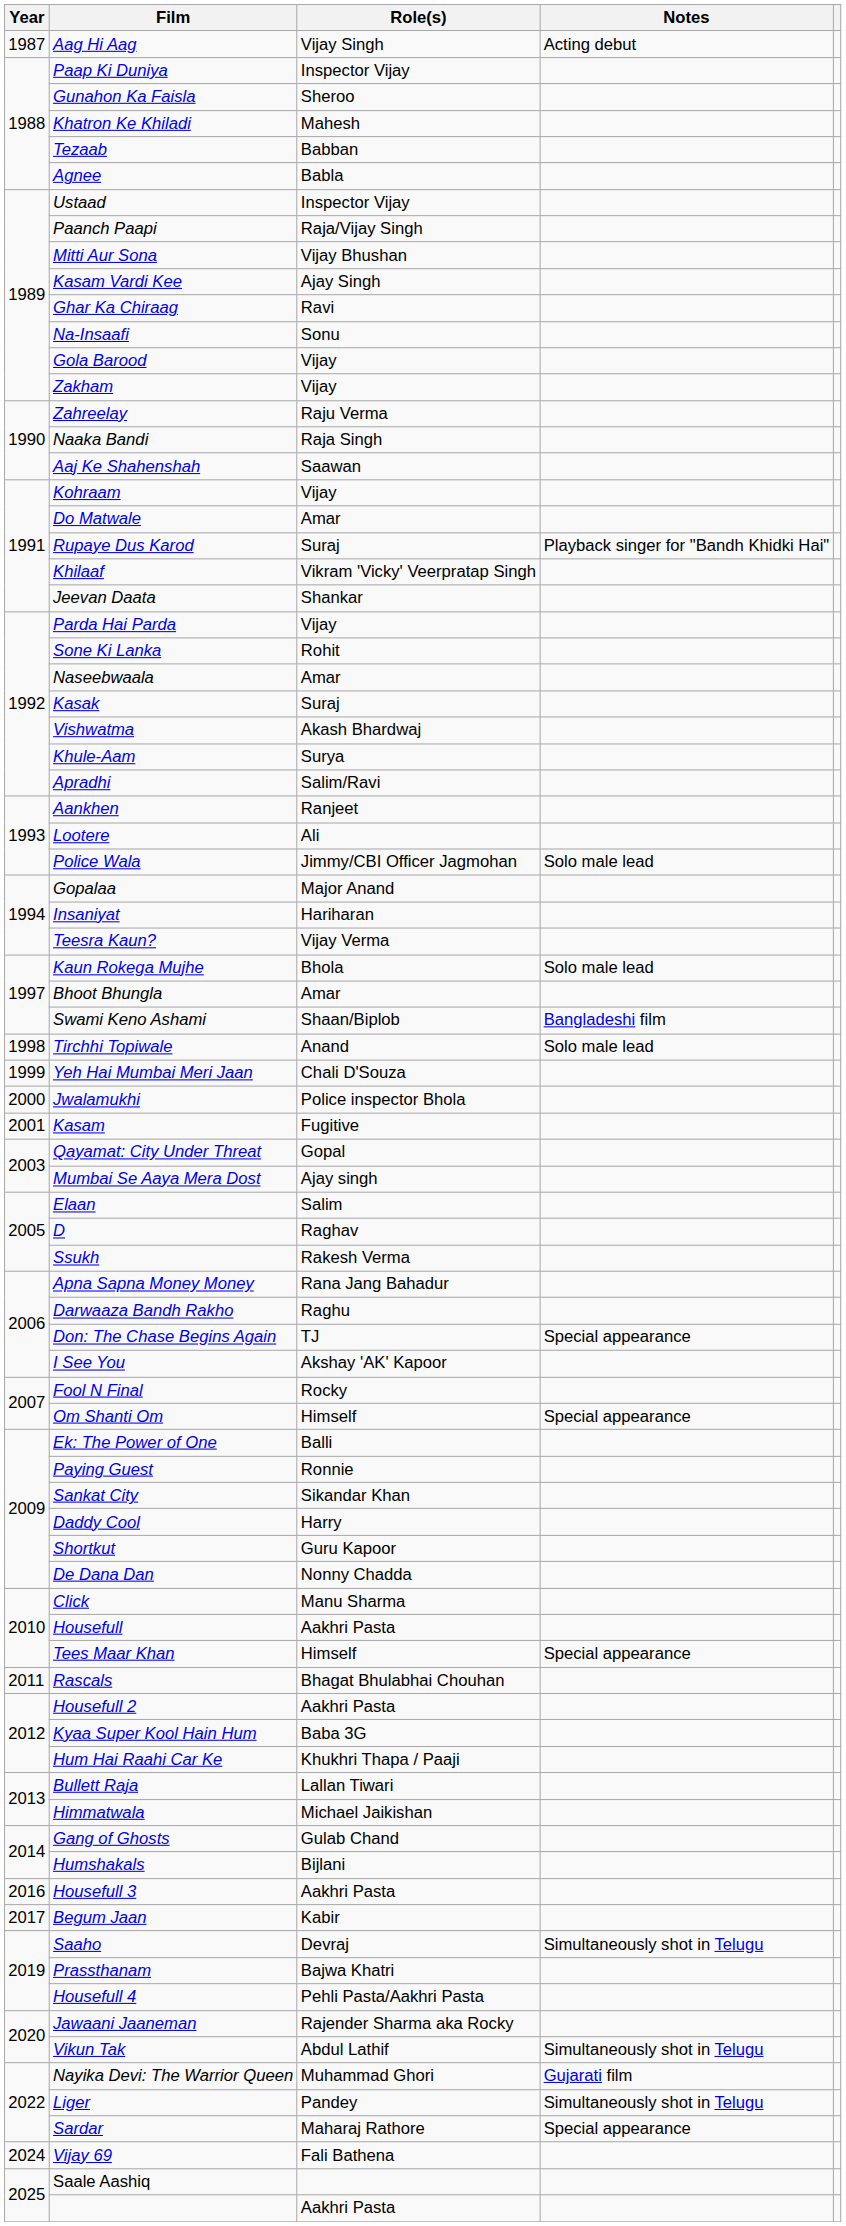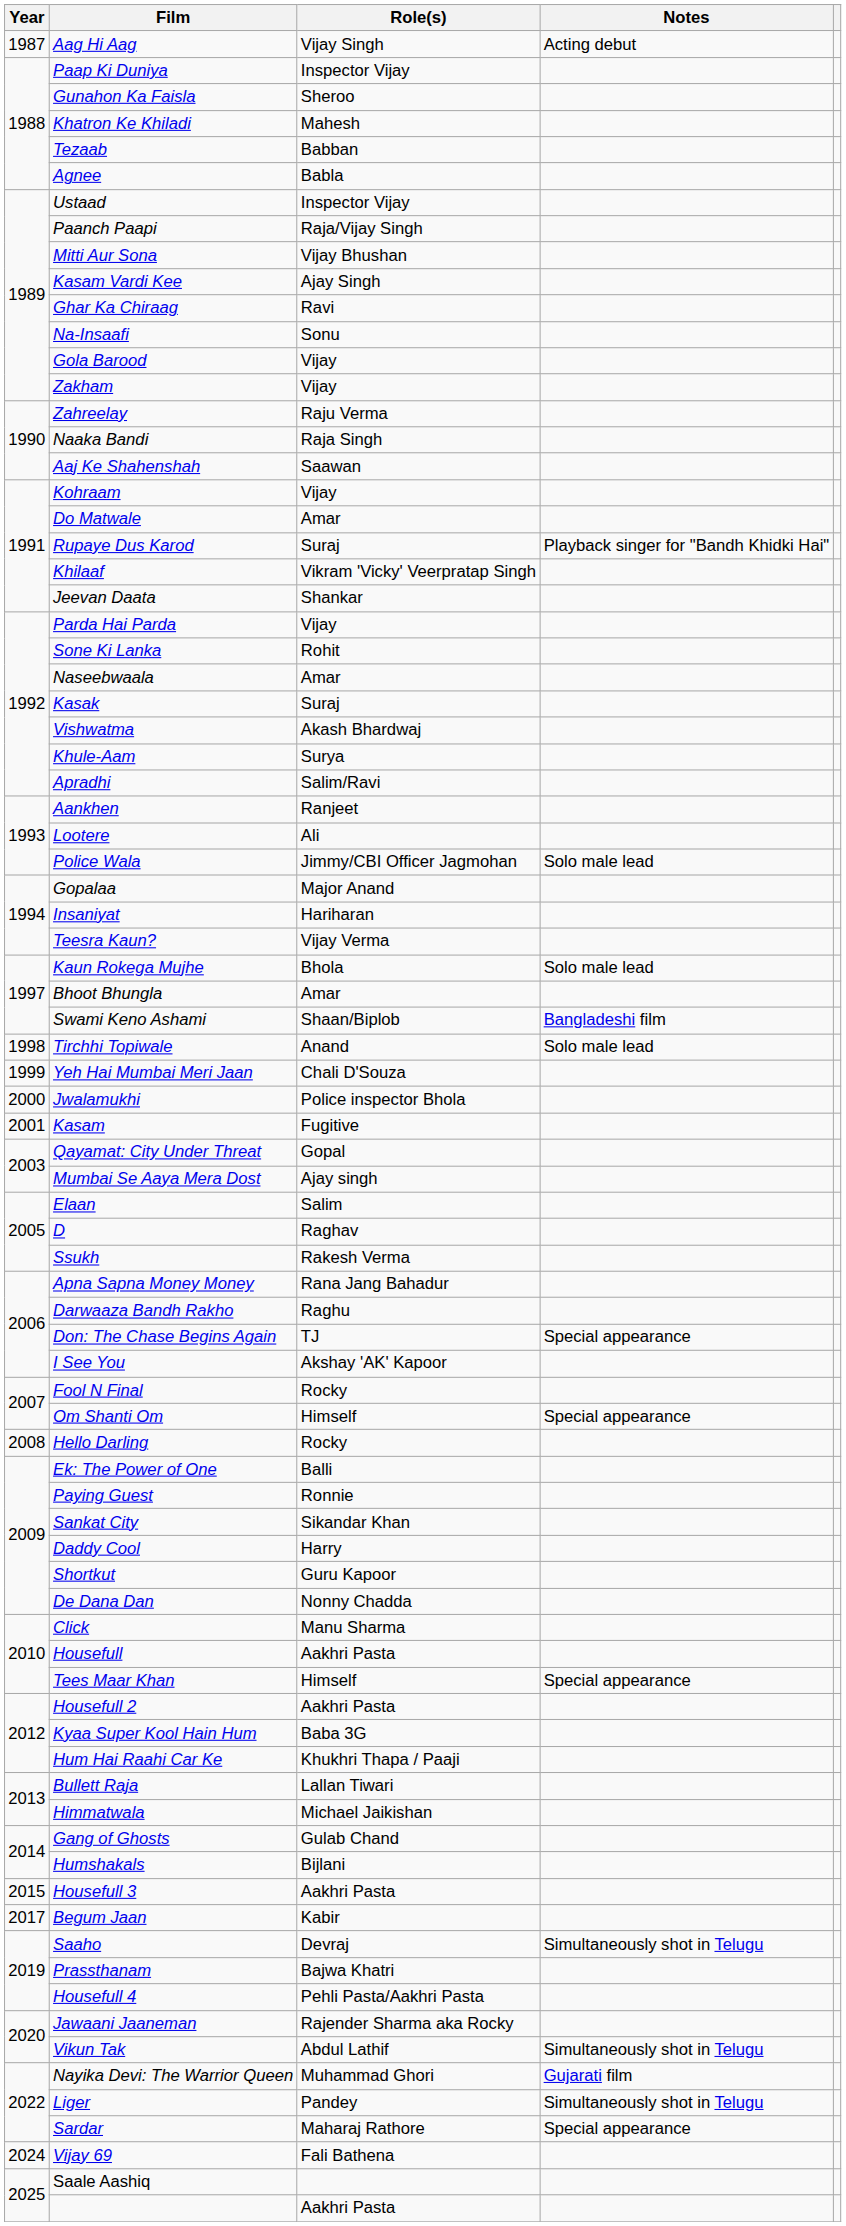+ row: (101, 1442)
- row: (83, 1680)
(27, 1891) 2016 -> (27, 1891) 2015
